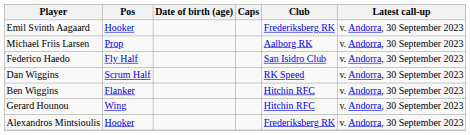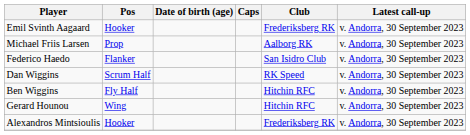(121, 59) Fly Half -> (120, 59) Flanker
(120, 91) Flanker -> (121, 91) Fly Half
